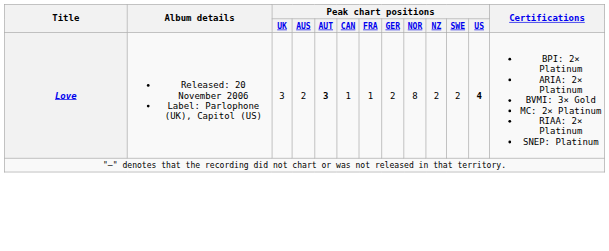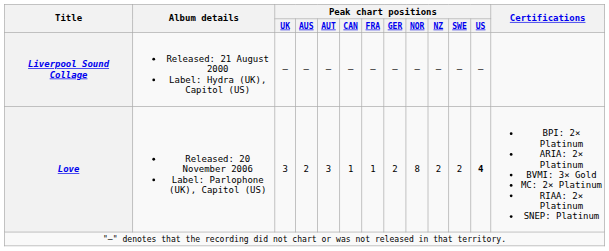+ row: (69, 70)
(326, 95) bold -> (328, 169) normal
